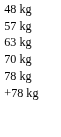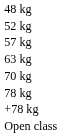+ row: (18, 25)
+ row: (31, 126)
